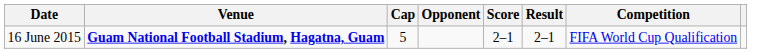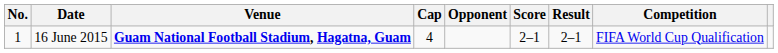+ column: (18, 15)
(403, 37) 5 -> (430, 37) 4
